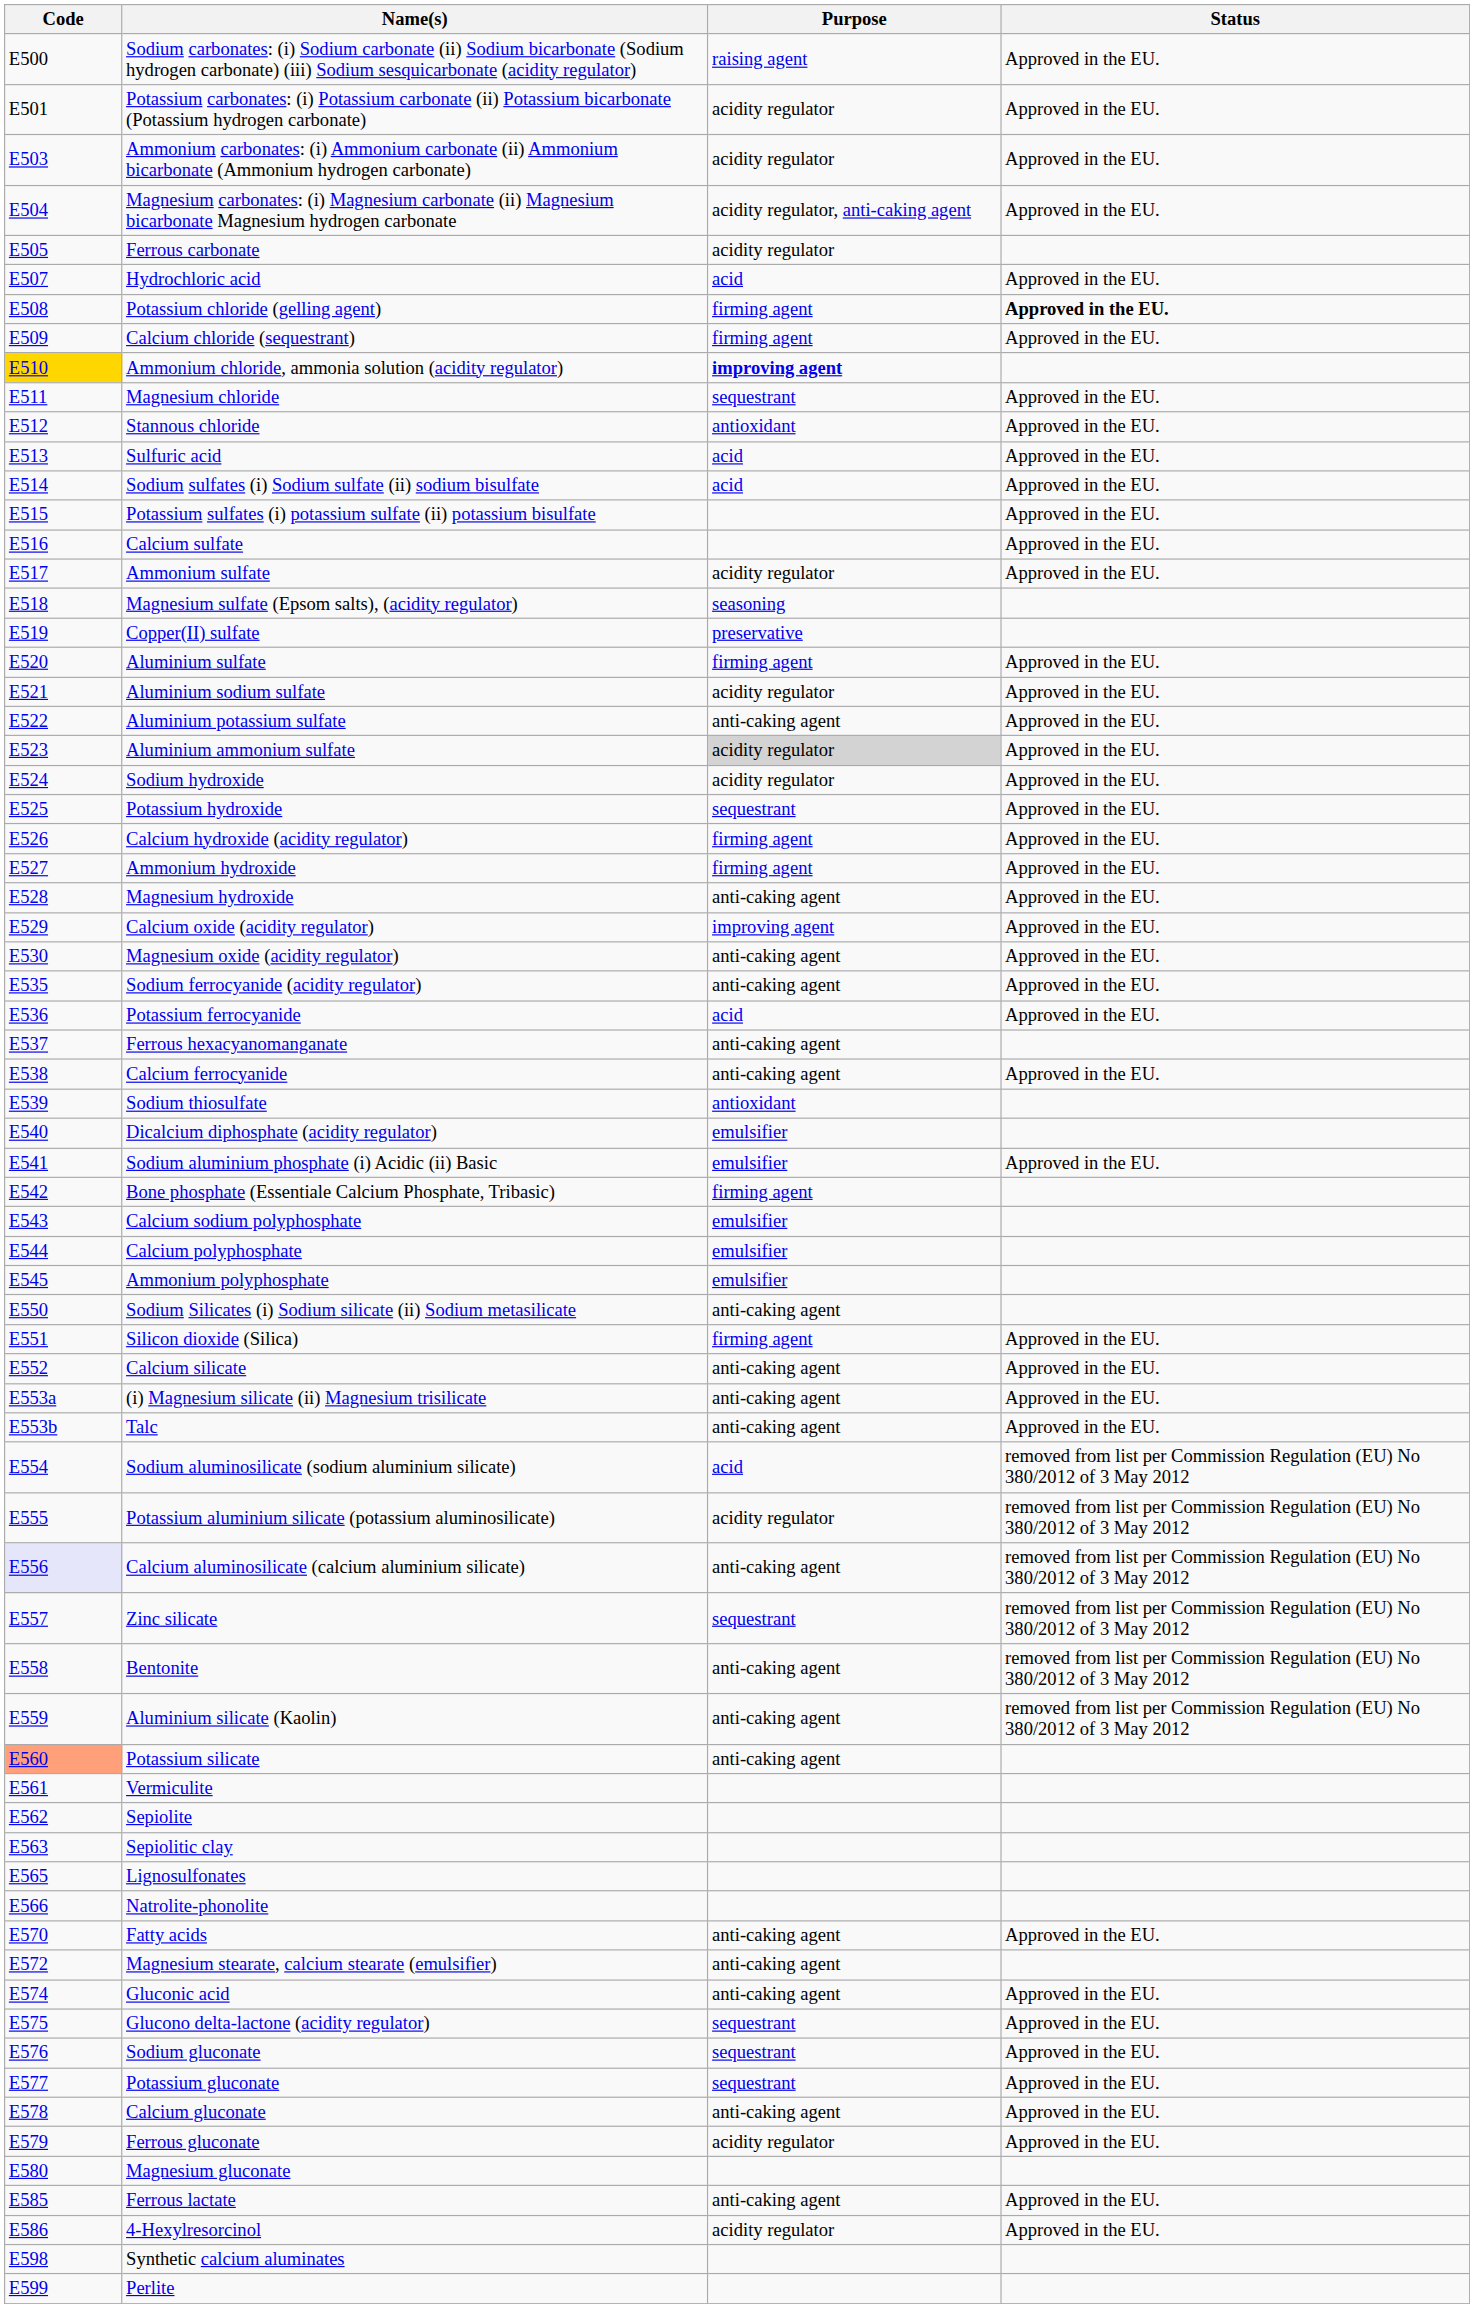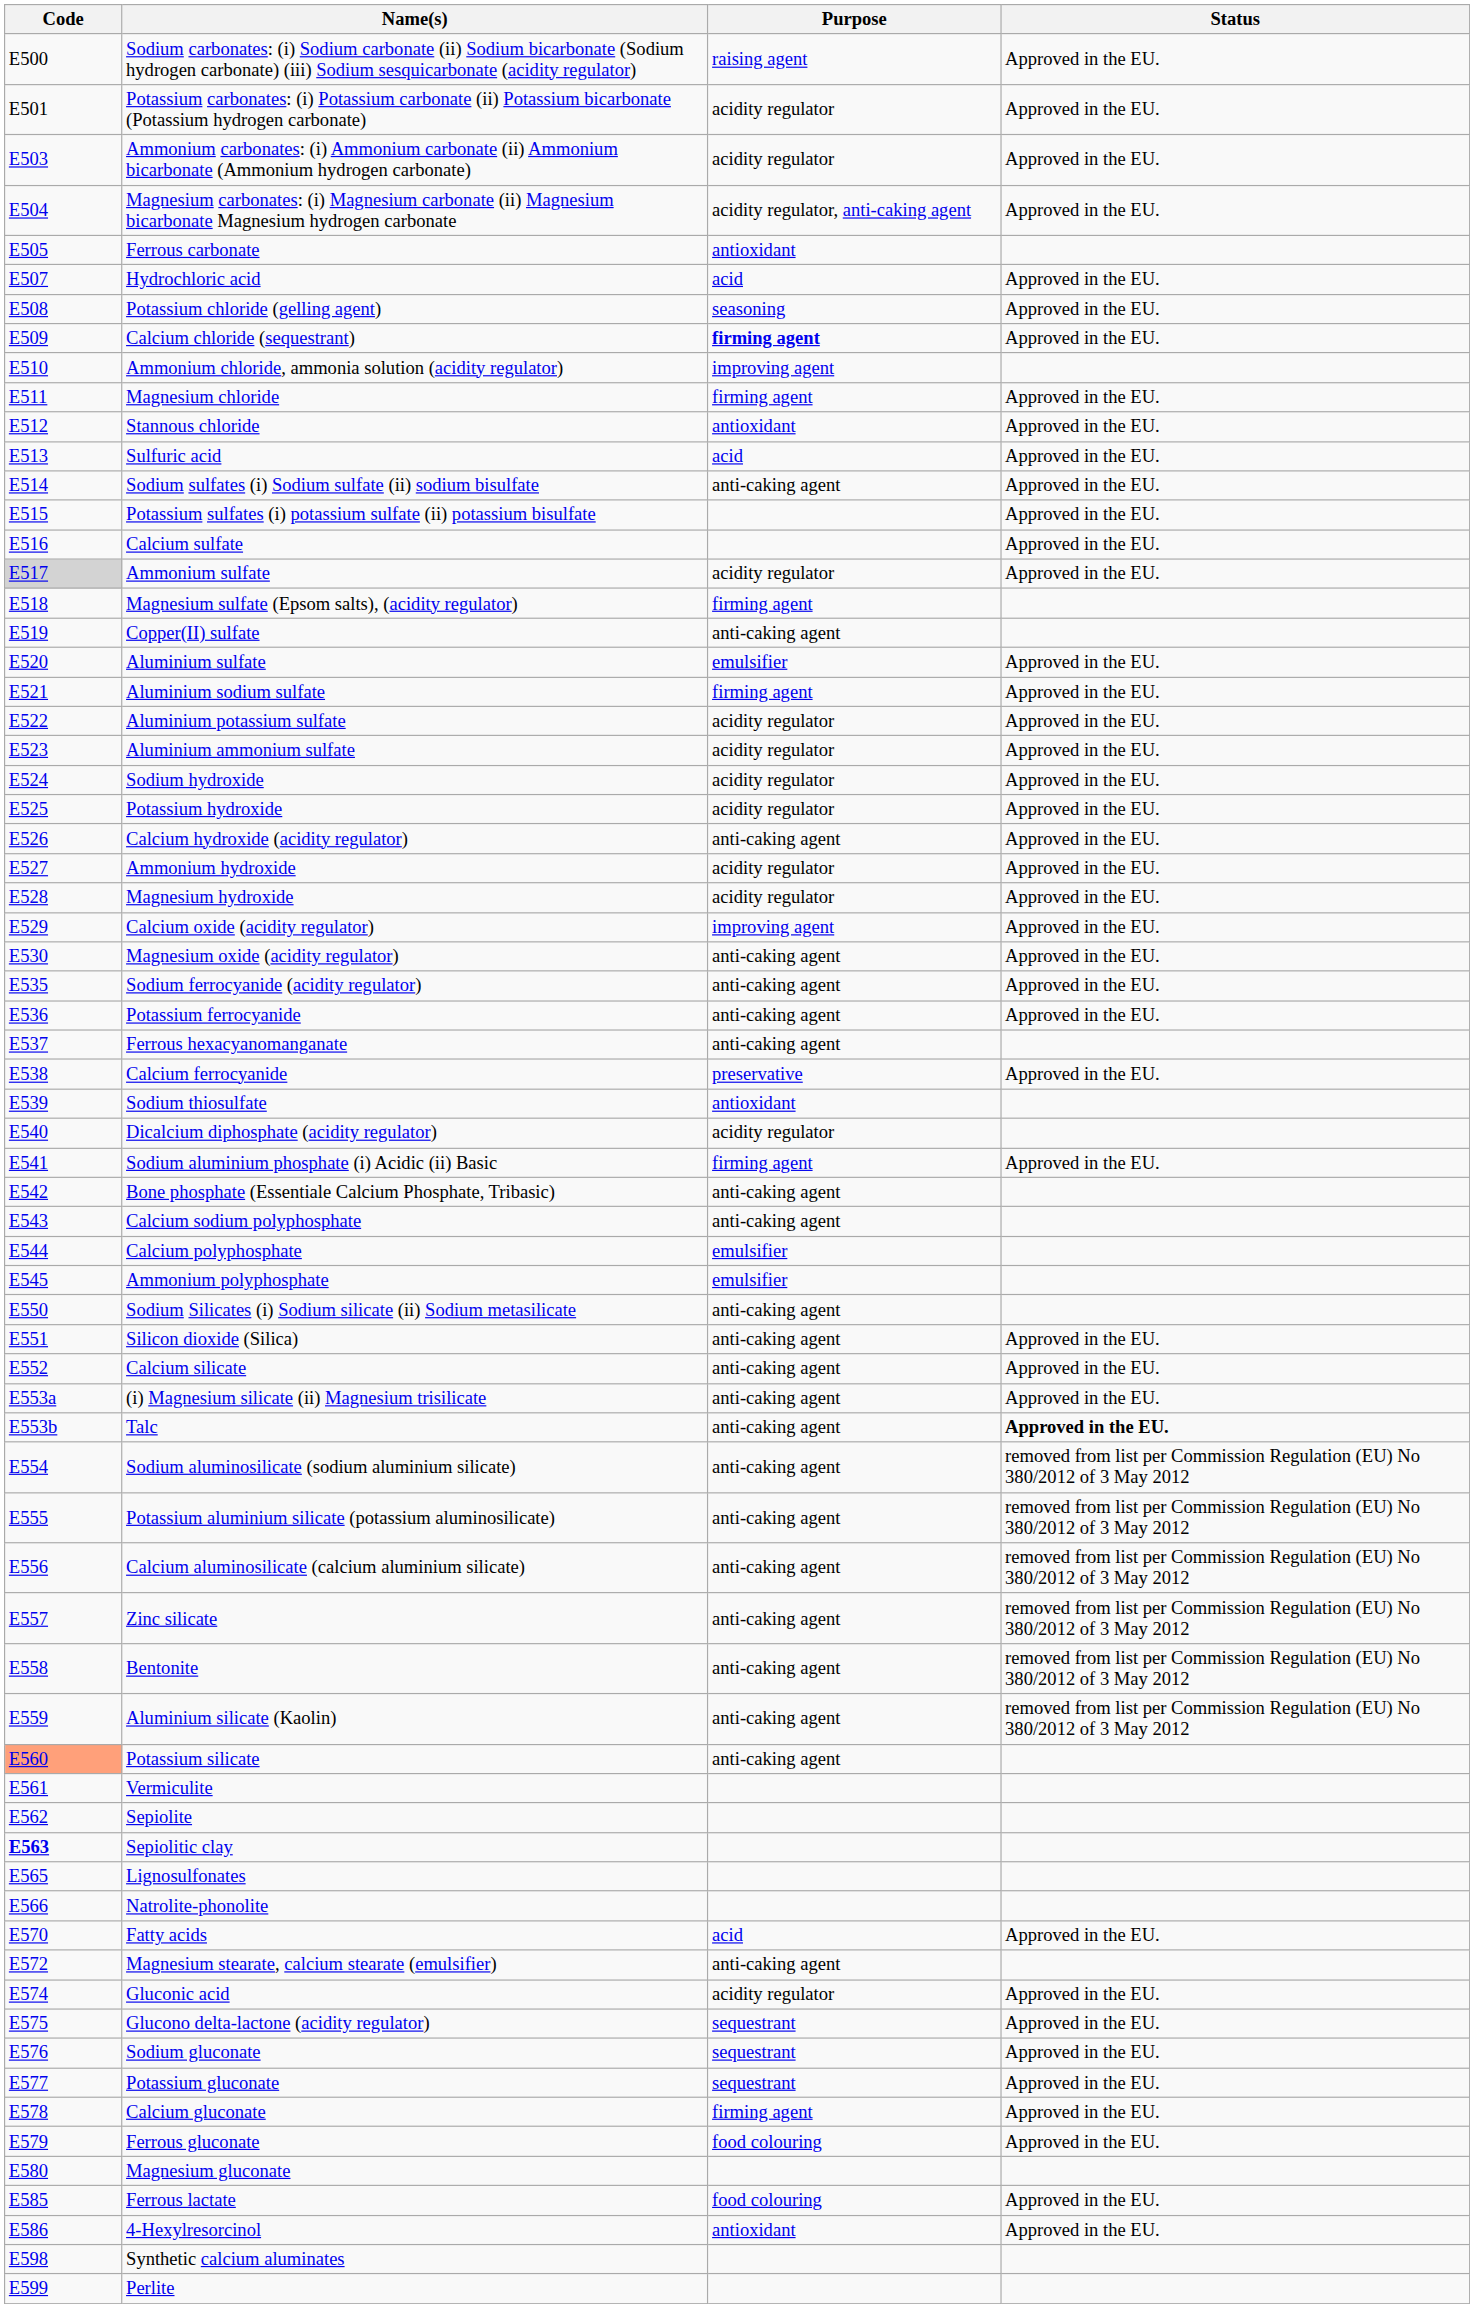(773, 249) acidity regulator -> (754, 249) antioxidant
(762, 308) firming agent -> (749, 308) seasoning
(1087, 308) bold -> (1082, 308) normal
(762, 338) normal -> (766, 338) bold
(28, 367) gold background -> (28, 367) no background
(777, 367) bold -> (773, 367) normal
(754, 397) sequestrant -> (762, 397) firming agent
(728, 485) acid -> (776, 485) anti-caking agent
(28, 573) no background -> (28, 573) lightgrey background
(749, 603) seasoning -> (762, 603) firming agent
(757, 632) preservative -> (776, 632) anti-caking agent
(762, 662) firming agent -> (750, 662) emulsifier
(773, 691) acidity regulator -> (762, 691) firming agent
(776, 720) anti-caking agent -> (773, 720) acidity regulator
(773, 750) lightgrey background -> (773, 750) no background
(754, 809) sequestrant -> (773, 809) acidity regulator
(762, 838) firming agent -> (776, 838) anti-caking agent
(762, 868) firming agent -> (773, 868) acidity regulator
(776, 897) anti-caking agent -> (773, 897) acidity regulator
(728, 1015) acid -> (776, 1015) anti-caking agent
(776, 1074) anti-caking agent -> (757, 1074) preservative
(750, 1132) emulsifier -> (773, 1132) acidity regulator
(750, 1162) emulsifier -> (762, 1162) firming agent
(762, 1191) firming agent -> (776, 1191) anti-caking agent
(750, 1221) emulsifier -> (776, 1221) anti-caking agent
(762, 1339) firming agent -> (776, 1339) anti-caking agent
(1082, 1427) normal -> (1087, 1427) bold
(728, 1467) acid -> (776, 1467) anti-caking agent
(773, 1517) acidity regulator -> (776, 1517) anti-caking agent
(28, 1567) lavender background -> (28, 1567) no background
(754, 1618) sequestrant -> (776, 1618) anti-caking agent
(28, 1846) normal -> (29, 1846) bold
(776, 1935) anti-caking agent -> (728, 1935) acid
(776, 1994) anti-caking agent -> (773, 1994) acidity regulator
(776, 2111) anti-caking agent -> (762, 2111) firming agent
(773, 2141) acidity regulator -> (767, 2141) food colouring
(776, 2200) anti-caking agent -> (767, 2200) food colouring
(773, 2229) acidity regulator -> (754, 2229) antioxidant
